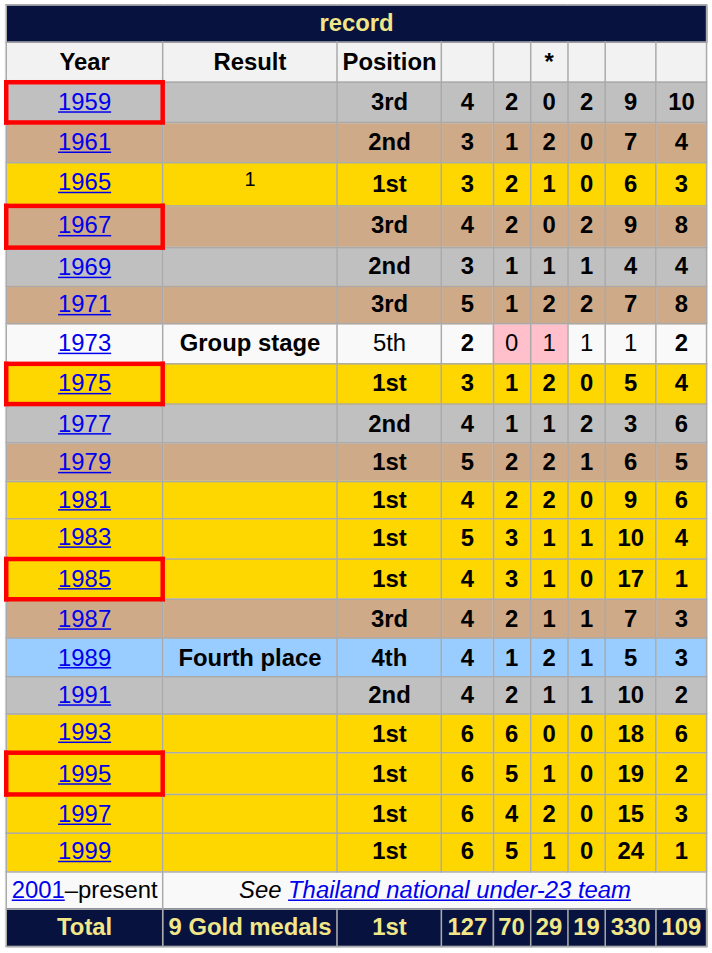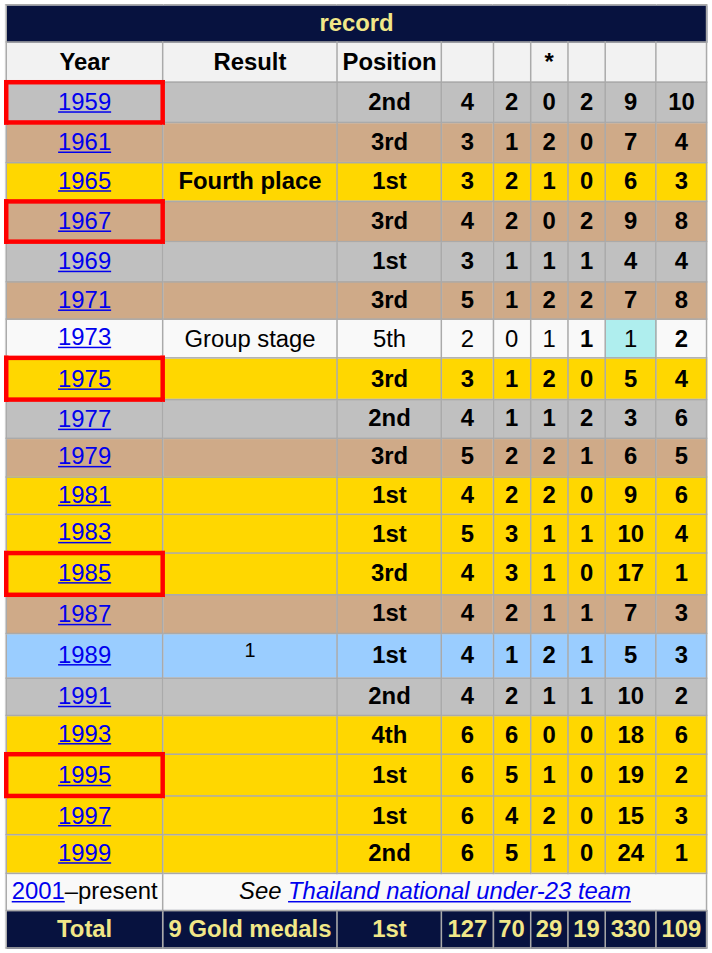(389, 102) 3rd -> (390, 102) 2nd
(390, 142) 2nd -> (389, 142) 3rd
(250, 179) 1 -> (250, 181) Fourth place
(390, 266) 2nd -> (389, 261) 1st
(250, 343) bold -> (250, 338) normal
(467, 343) bold -> (467, 338) normal
(512, 343) pink background -> (512, 338) no background
(549, 343) pink background -> (549, 338) no background
(587, 343) normal -> (587, 338) bold
(631, 343) no background -> (631, 338) paleturquoise background
(389, 383) 1st -> (389, 378) 3rd
(389, 462) 1st -> (389, 457) 3rd
(389, 578) 1st -> (389, 573) 3rd
(389, 618) 3rd -> (389, 613) 1st
(250, 657) Fourth place -> (250, 650) 1
(389, 657) 4th -> (389, 655) 1st
(389, 733) 1st -> (389, 734) 4th
(389, 852) 1st -> (390, 853) 2nd
